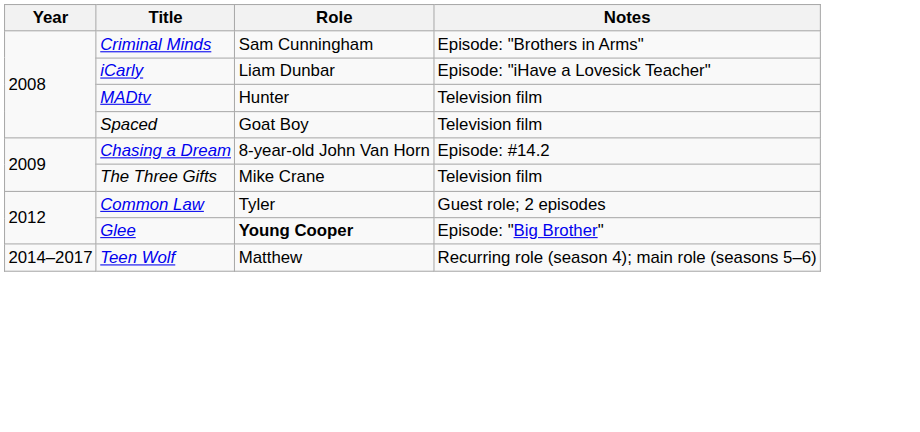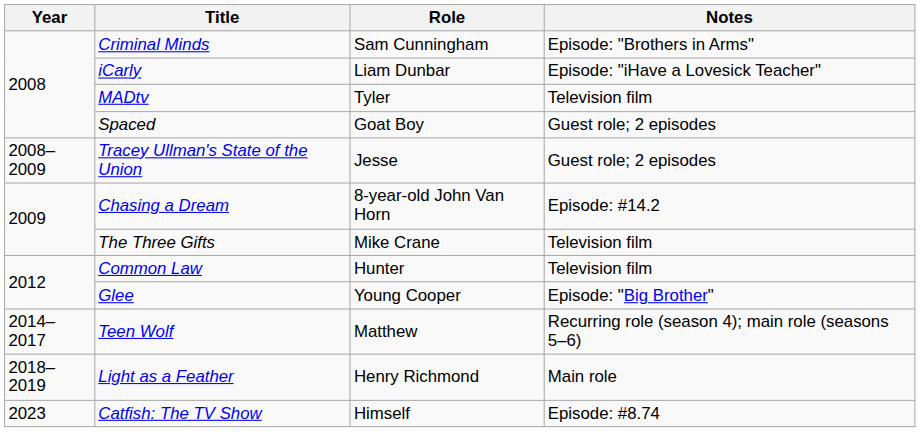(264, 97) Hunter -> (372, 97) Tyler
(490, 124) Television film -> (632, 124) Guest role; 2 episodes
+ row: (203, 160)
(257, 204) Tyler -> (379, 268) Hunter
(522, 204) Guest role; 2 episodes -> (600, 268) Television film
(296, 230) bold -> (407, 295) normal
+ row: (166, 377)
+ row: (180, 413)
